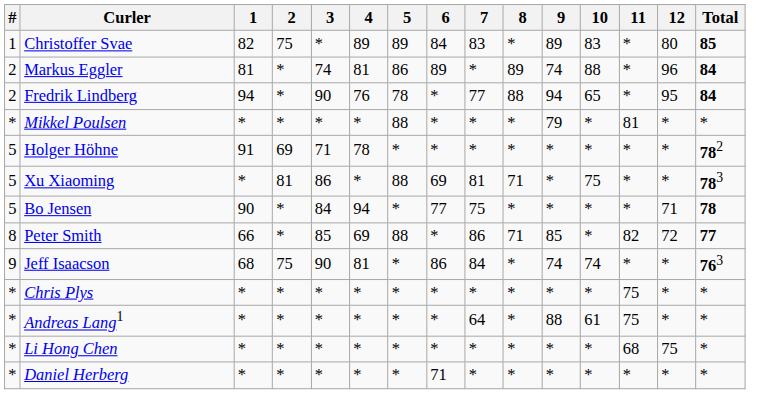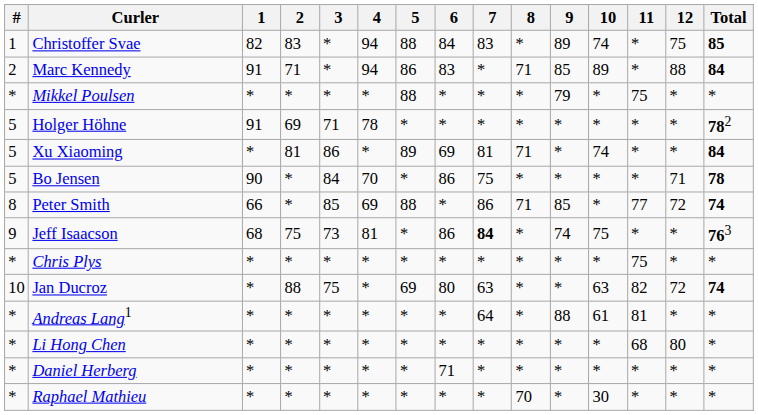(284, 43) 75 -> (293, 43) 83
(361, 43) 89 -> (370, 43) 94
(400, 43) 89 -> (408, 43) 88
(592, 43) 83 -> (601, 43) 74
(669, 43) 80 -> (678, 43) 75
- row: (73, 69)
+ row: (82, 69)
- row: (81, 95)
(631, 122) 81 -> (639, 95) 75
(400, 181) 88 -> (408, 152) 89
(592, 181) 75 -> (601, 152) 74
(711, 181) 783 -> (716, 152) 84
(361, 209) 94 -> (370, 178) 70
(438, 209) 77 -> (447, 178) 86
(631, 235) 82 -> (639, 204) 77
(708, 235) 77 -> (716, 204) 74
(323, 263) 90 -> (331, 233) 73
(477, 263) normal -> (485, 233) bold
(592, 263) 74 -> (601, 233) 75
+ row: (70, 287)
(631, 320) 75 -> (639, 316) 81
(669, 349) 75 -> (678, 344) 80
+ row: (89, 396)
